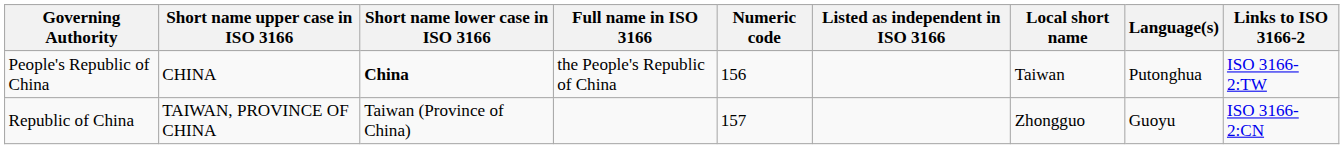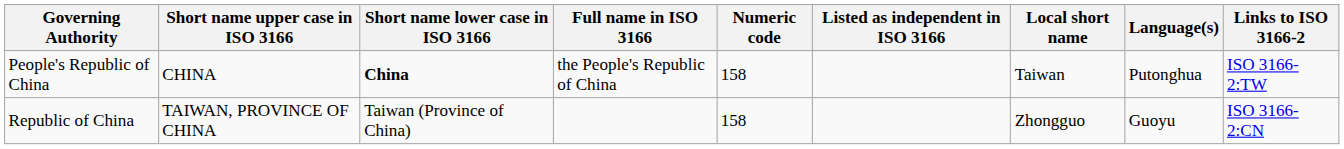(733, 74) 156 -> (733, 74) 158
(733, 120) 157 -> (733, 120) 158
